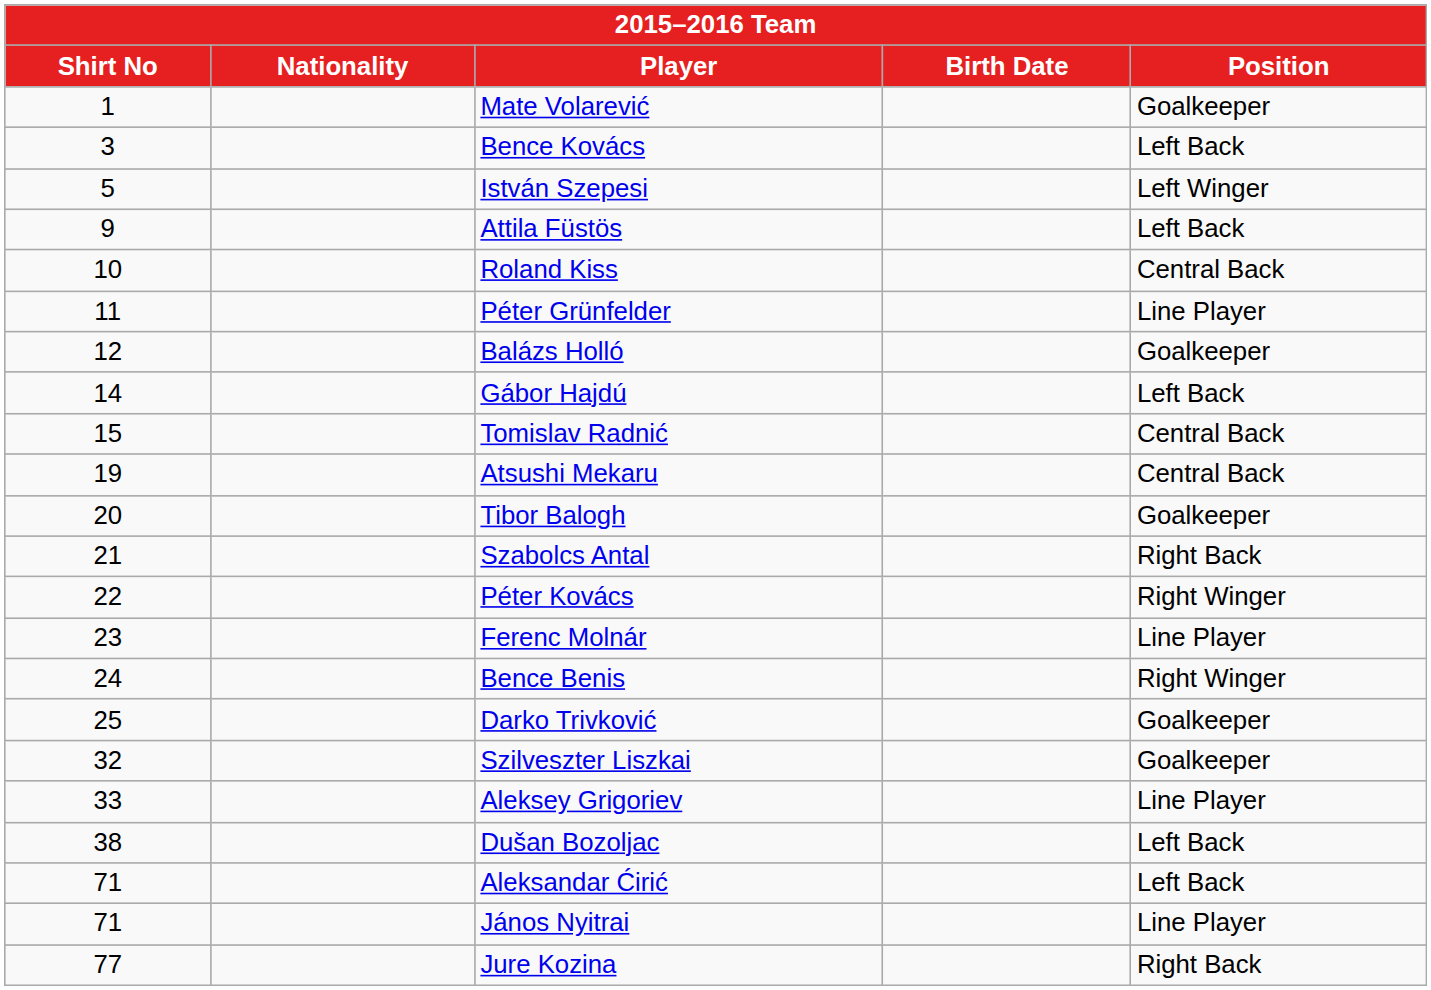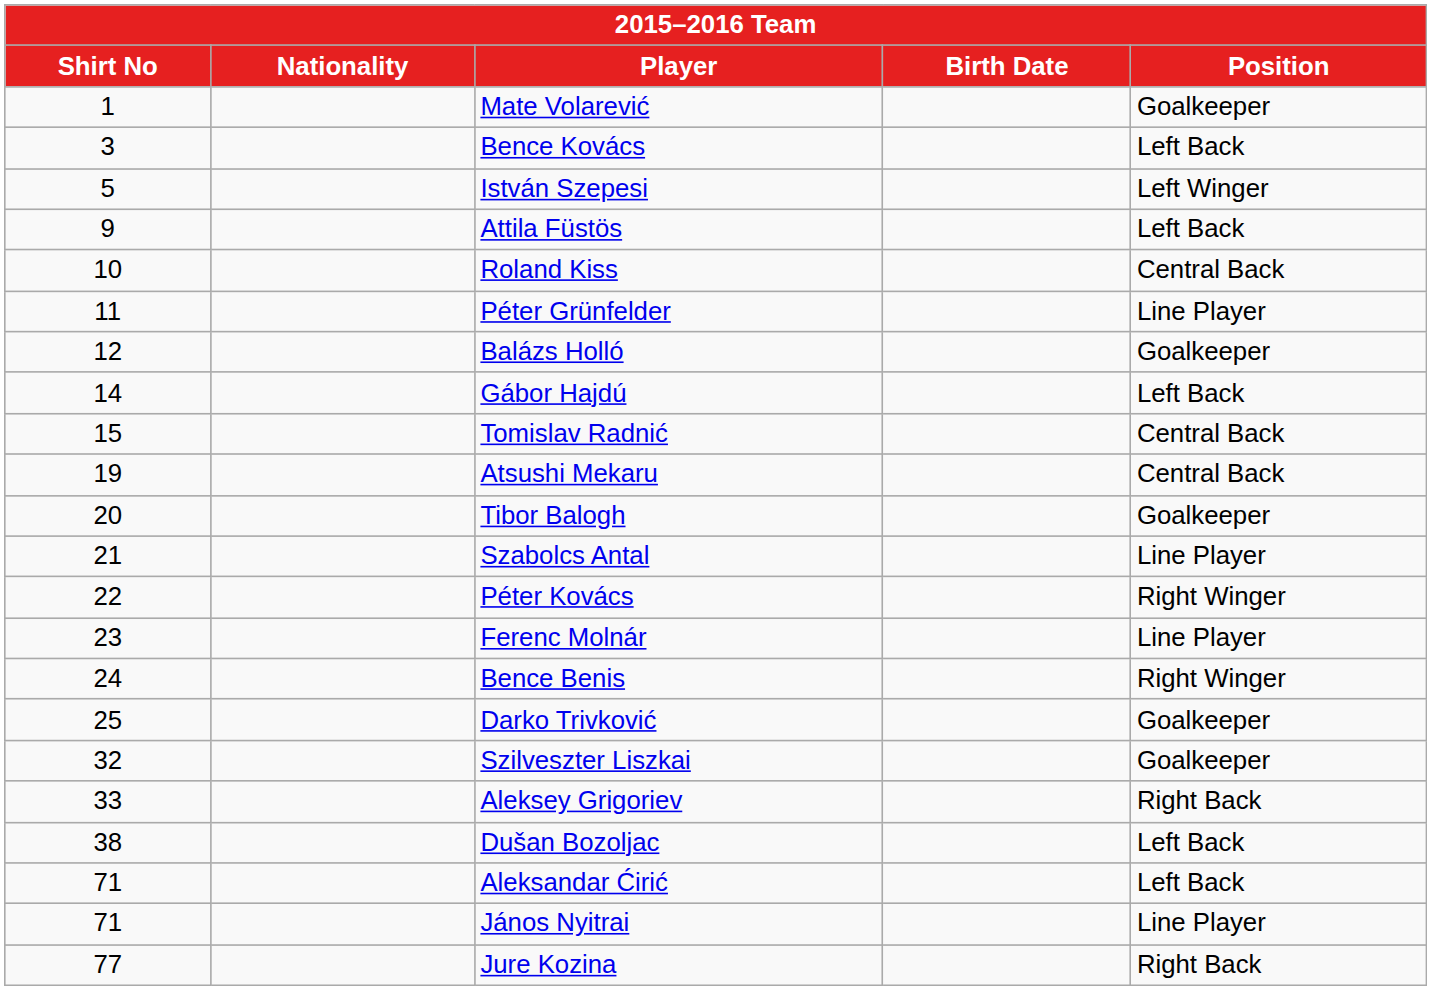(1199, 556) Right Back -> (1201, 556) Line Player
(1201, 801) Line Player -> (1199, 801) Right Back
